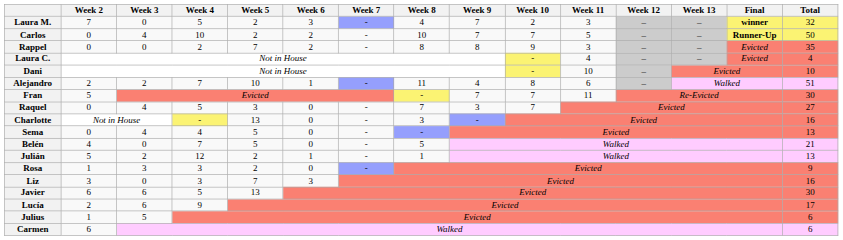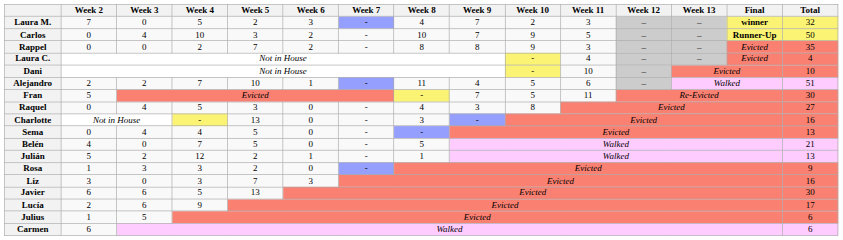(255, 34) 2 -> (255, 34) 3
(533, 34) 7 -> (533, 34) 9
(533, 83) 8 -> (533, 83) 5
(533, 95) 7 -> (533, 95) 5
(422, 107) 7 -> (422, 107) 4
(533, 107) 7 -> (533, 107) 8
